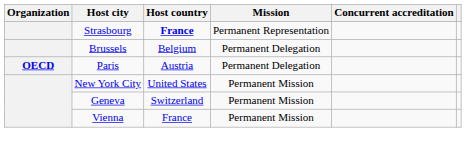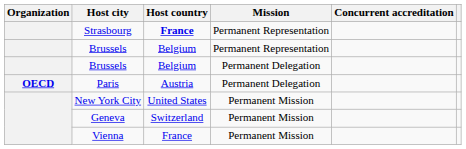+ row: (108, 48)
